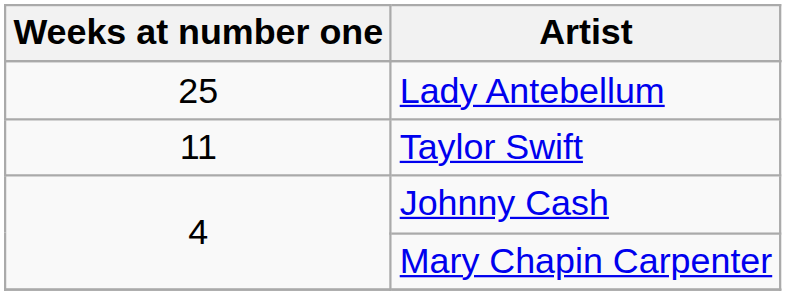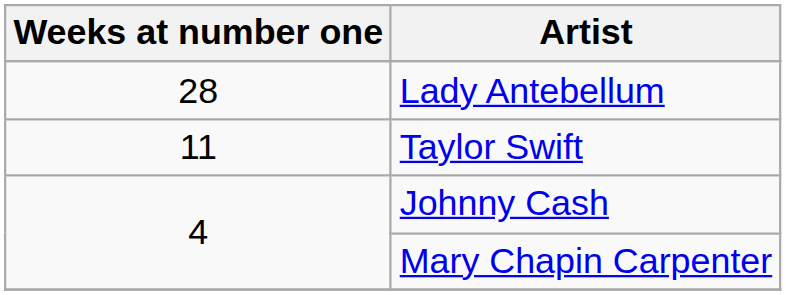(198, 89) 25 -> (198, 89) 28
